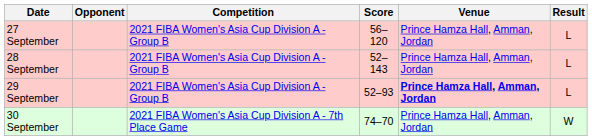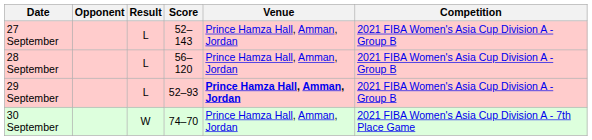columns swapped: (569, 12) <-> (243, 12)
(379, 35) 56–120 -> (184, 35) 52–143
(379, 64) 52–143 -> (184, 64) 56–120
